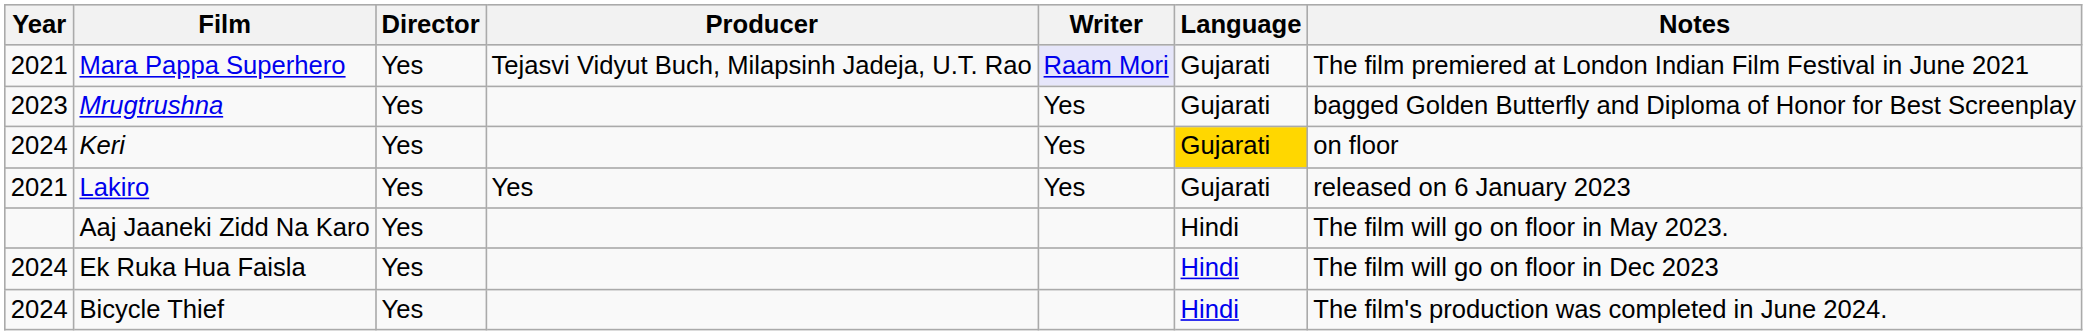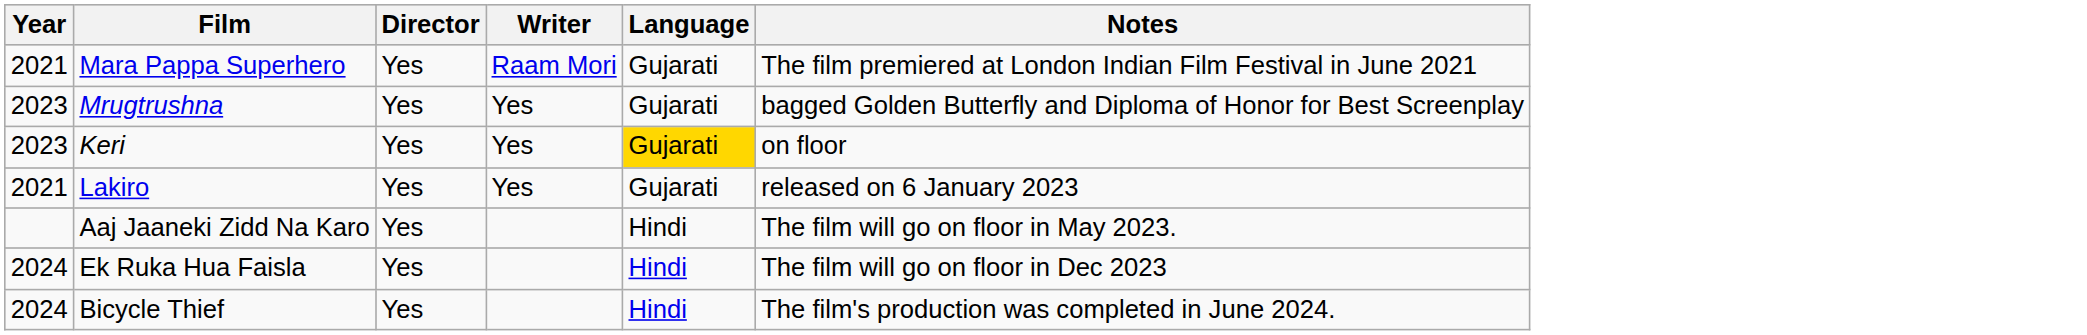- column: (762, 24)
(1106, 65) lavender background -> (554, 65) no background
(39, 146) 2024 -> (39, 146) 2023
